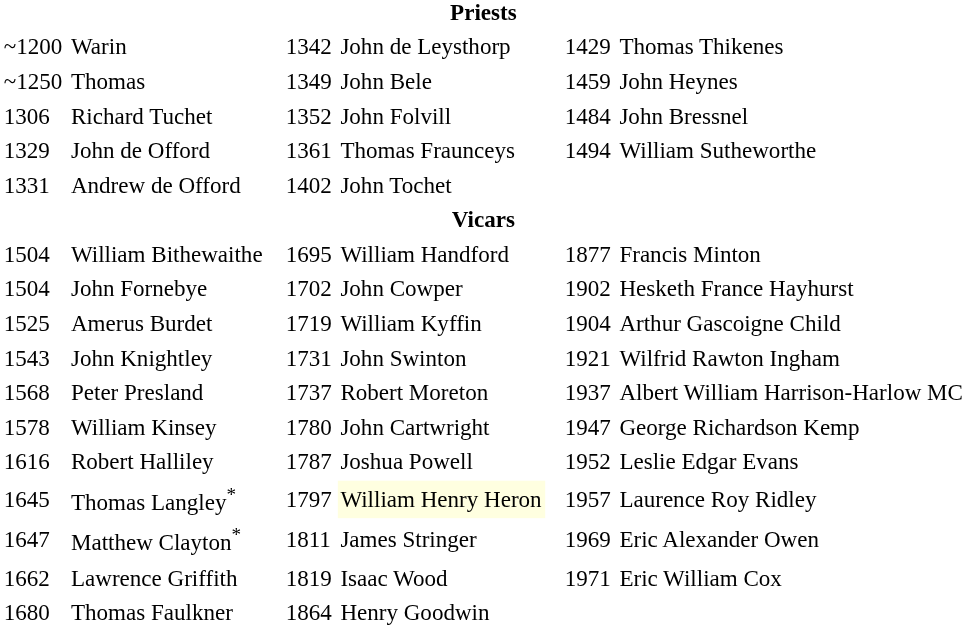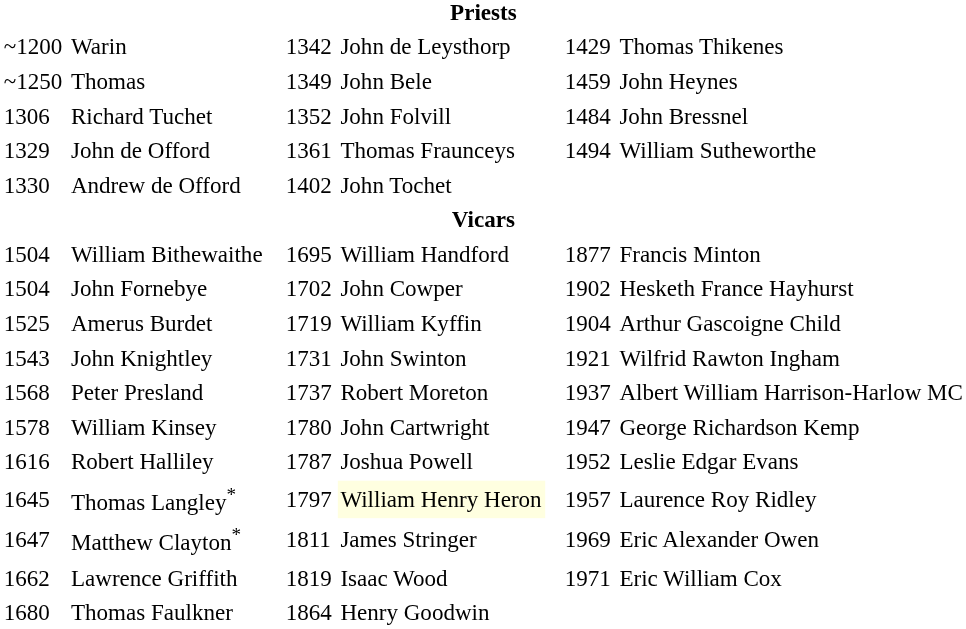(27, 185) 1331 -> (27, 185) 1330
